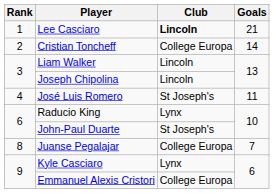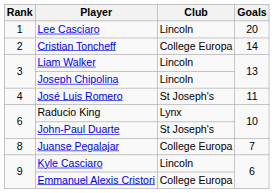(178, 29) bold -> (176, 29) normal
(252, 29) 21 -> (252, 29) 20
(171, 163) Lynx -> (176, 163) Lincoln
